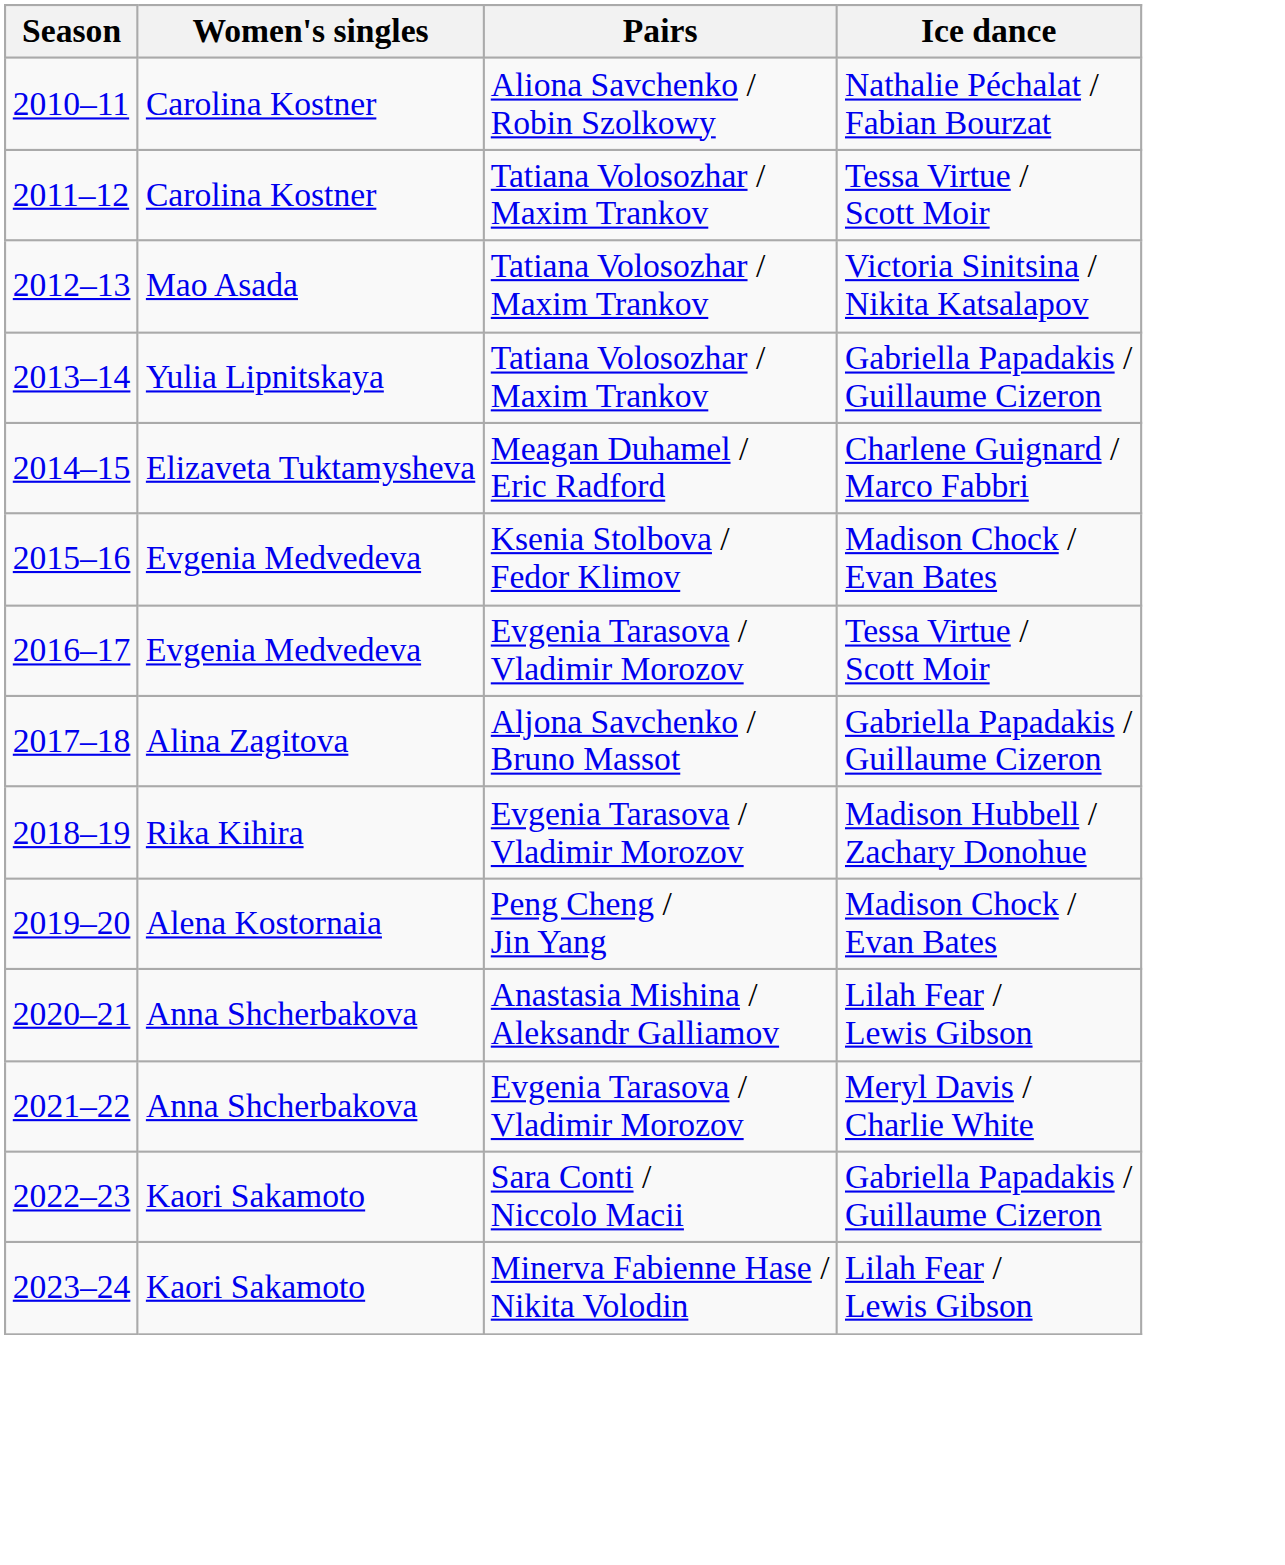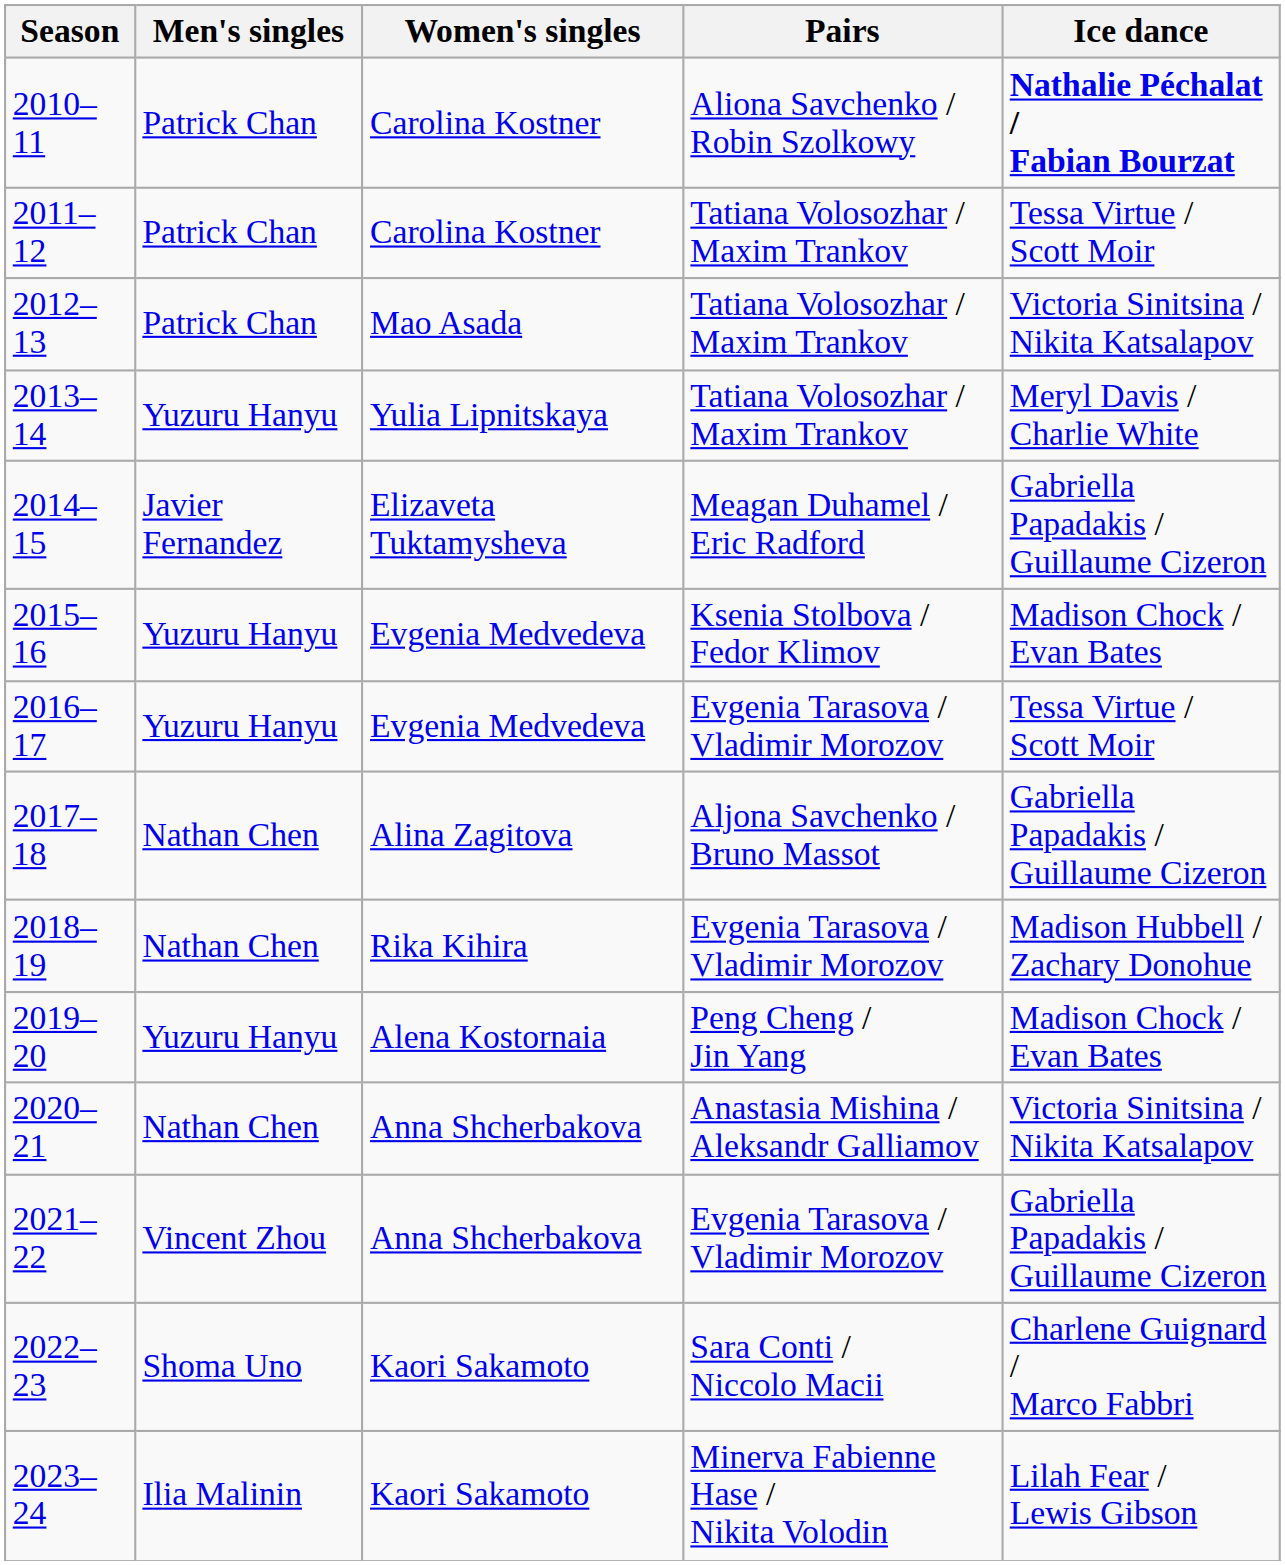+ column: (248, 31)
(972, 103) normal -> (1136, 122) bold
(989, 376) Gabriella Papadakis / Guillaume Cizeron -> (1104, 414) Meryl Davis / Charlie White
(982, 467) Charlene Guignard / Marco Fabbri -> (1138, 524) Gabriella Papadakis / Guillaume Cizeron
(939, 1014) Lilah Fear / Lewis Gibson -> (1136, 1127) Victoria Sinitsina / Nikita Katsalapov
(939, 1105) Meryl Davis / Charlie White -> (1138, 1237) Gabriella Papadakis / Guillaume Cizeron
(989, 1196) Gabriella Papadakis / Guillaume Cizeron -> (1138, 1366) Charlene Guignard / Marco Fabbri
